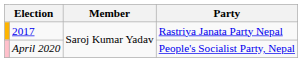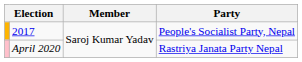(221, 31) Rastriya Janata Party Nepal -> (227, 31) People's Socialist Party, Nepal
(227, 48) People's Socialist Party, Nepal -> (221, 48) Rastriya Janata Party Nepal
